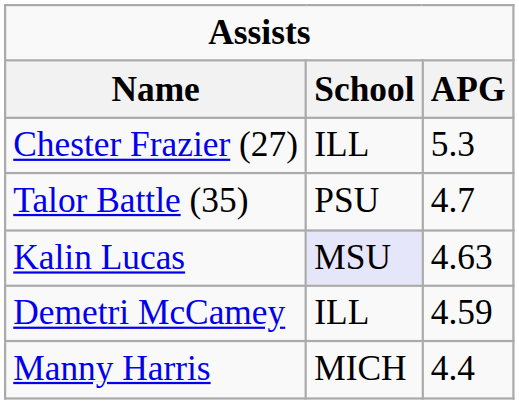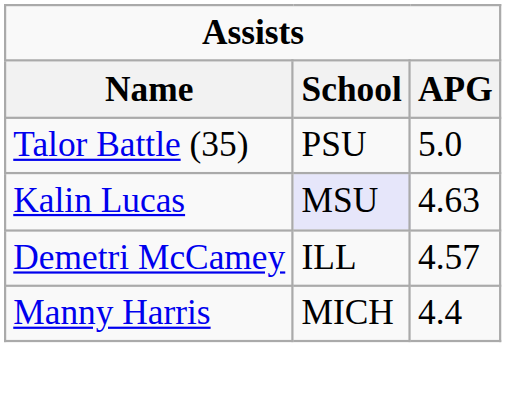- row: (156, 144)
(453, 200) 4.7 -> (440, 144) 5.0
(462, 312) 4.59 -> (449, 256) 4.57
